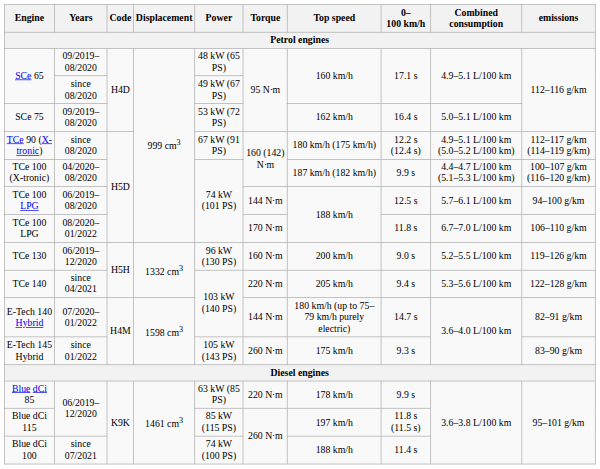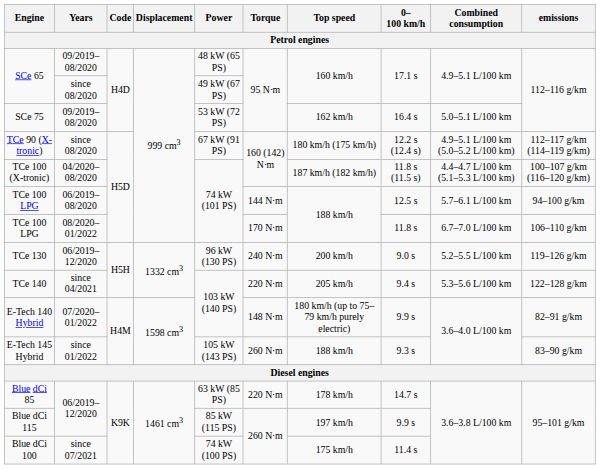(406, 173) 9.9 s -> (406, 173) 11.8 s (11.5 s)
(265, 256) 160 N⋅m -> (265, 256) 240 N⋅m
(265, 317) 144 N⋅m -> (265, 317) 148 N⋅m
(406, 317) 14.7 s -> (406, 317) 9.9 s
(334, 351) 175 km/h -> (334, 351) 188 km/h
(406, 395) 9.9 s -> (406, 395) 14.7 s
(406, 422) 11.8 s (11.5 s) -> (406, 422) 9.9 s
(334, 450) 188 km/h -> (334, 450) 175 km/h
